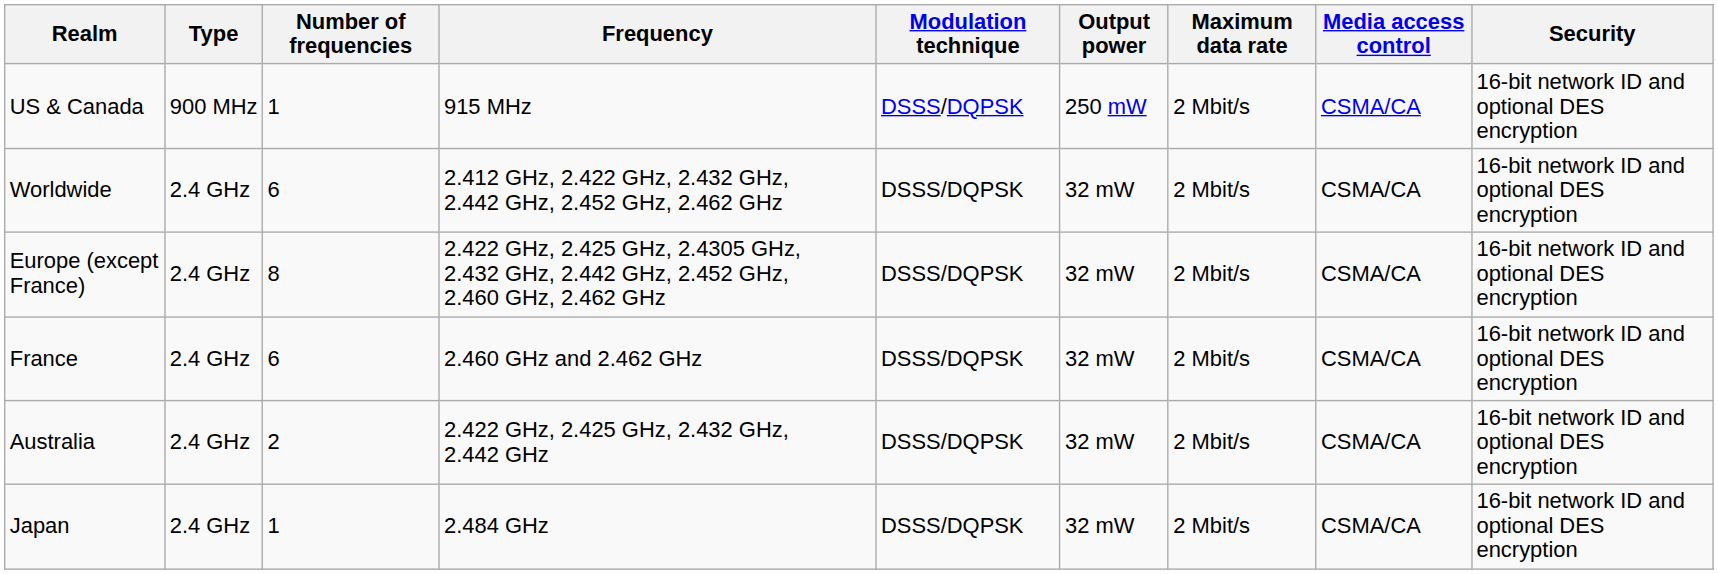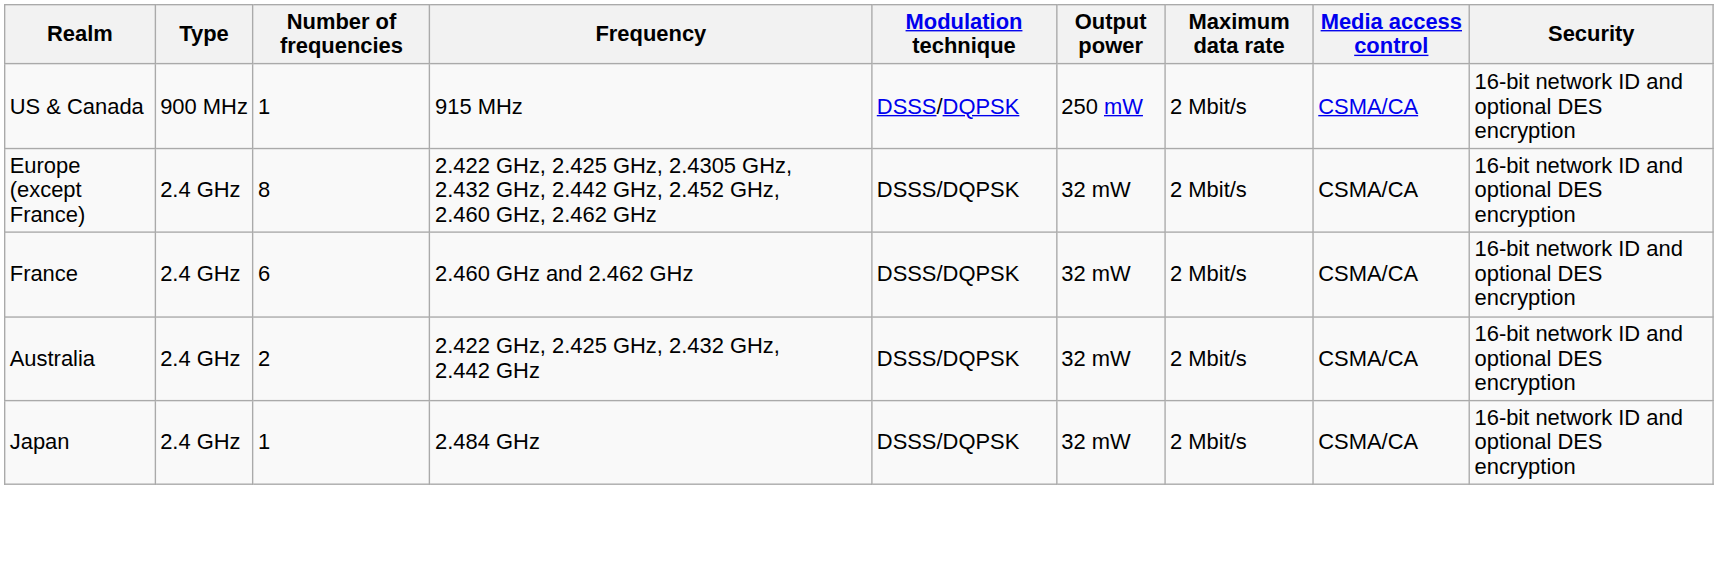- row: (61, 190)
